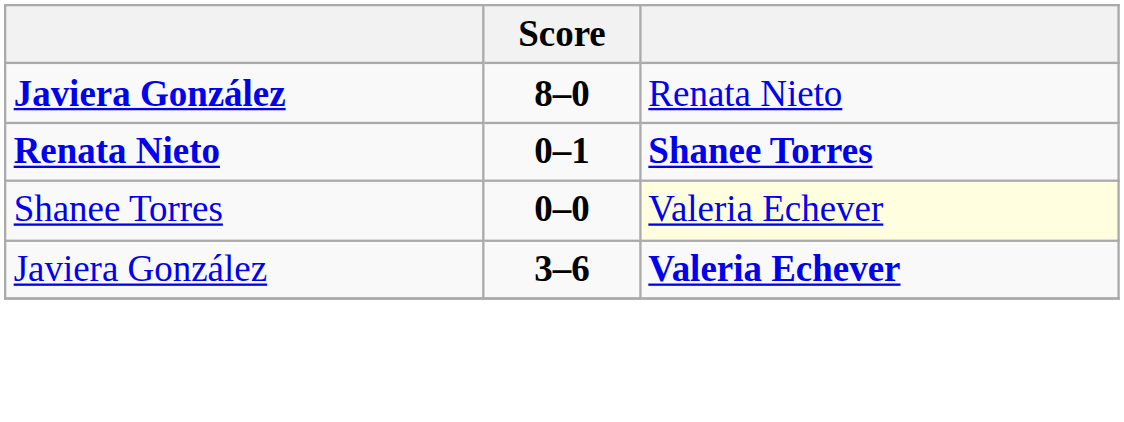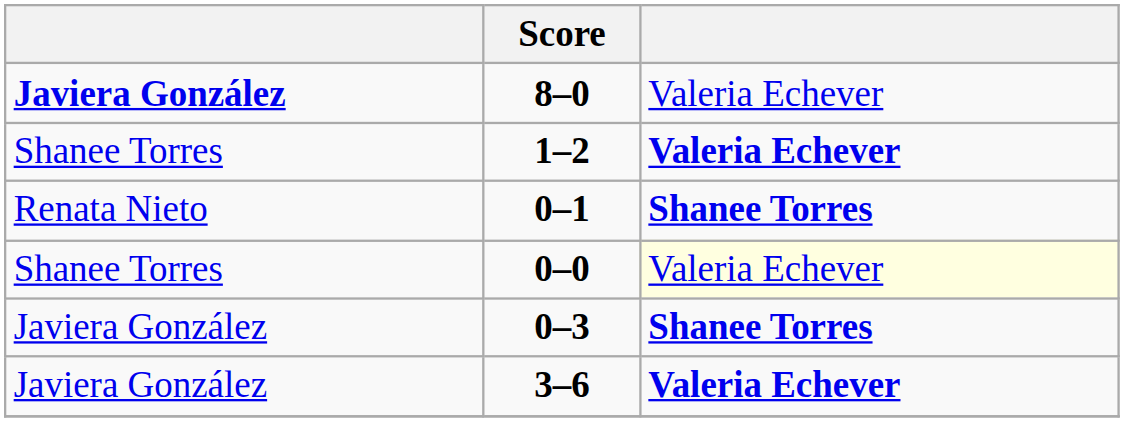(745, 92) Renata Nieto -> (766, 92) Valeria Echever
+ row: (562, 151)
(117, 151) bold -> (111, 209) normal
+ row: (562, 326)
